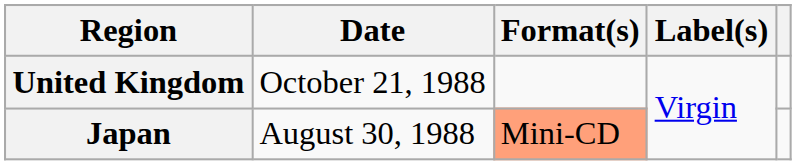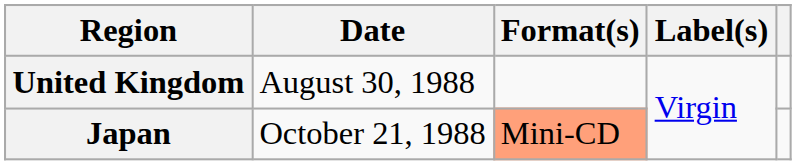(373, 81) October 21, 1988 -> (367, 81) August 30, 1988
(367, 133) August 30, 1988 -> (373, 133) October 21, 1988
